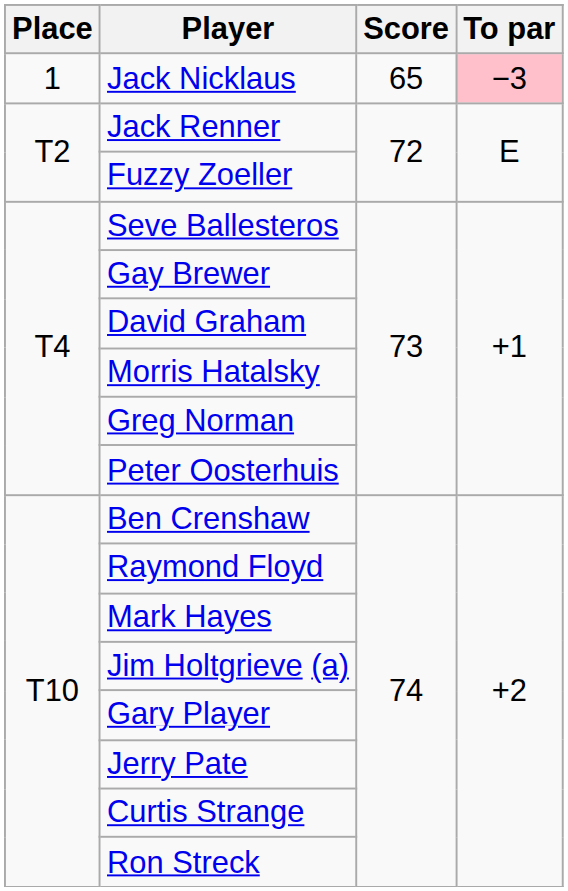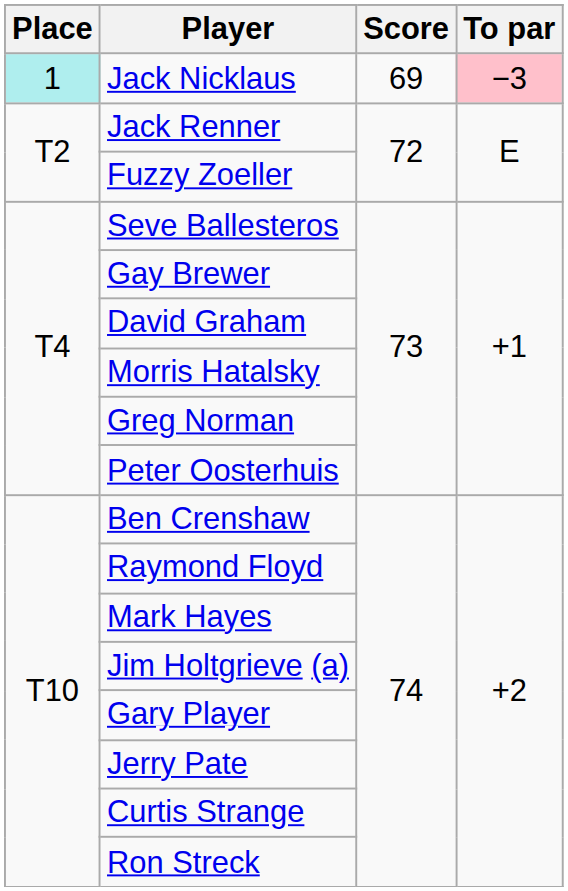(52, 77) no background -> (52, 77) paleturquoise background
(406, 77) 65 -> (406, 77) 69
